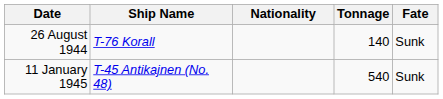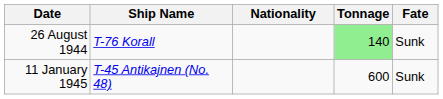(379, 42) no background -> (379, 42) lightgreen background
(379, 76) 540 -> (379, 76) 600
